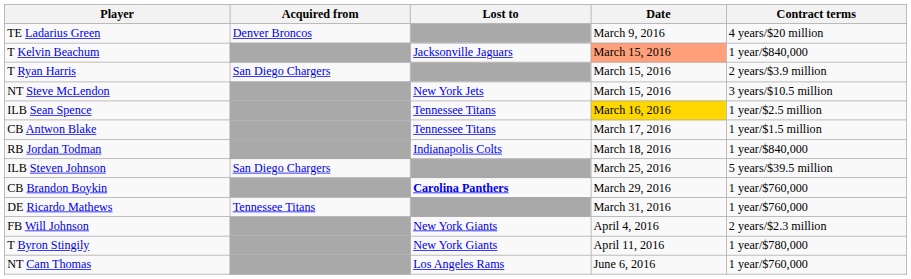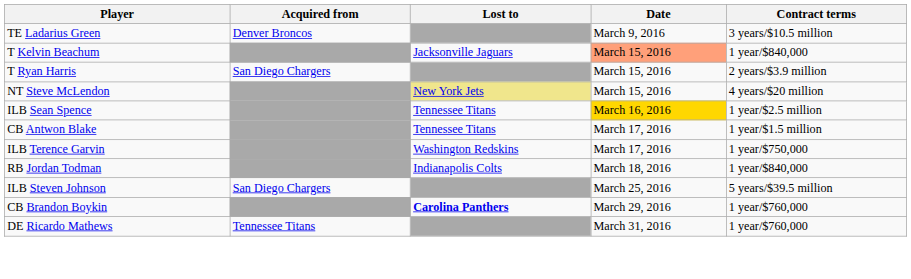(776, 33) 4 years/$20 million -> (781, 33) 3 years/$10.5 million
(448, 91) no background -> (448, 91) khaki background
(781, 91) 3 years/$10.5 million -> (776, 91) 4 years/$20 million
+ row: (56, 149)
- row: (48, 226)
- row: (48, 245)
- row: (49, 264)
